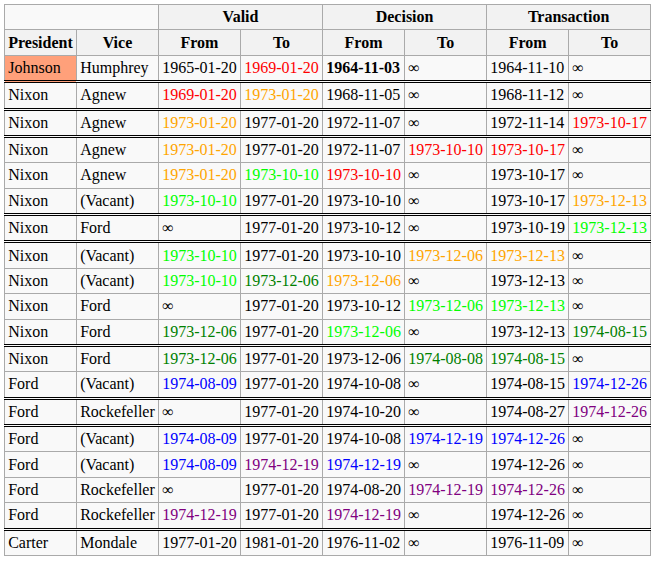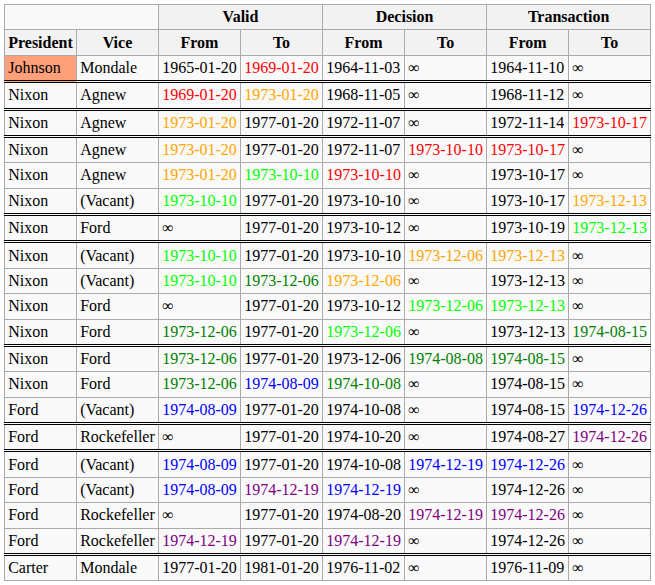(114, 67) Humphrey -> (109, 67) Mondale
(363, 67) bold -> (363, 67) normal
+ row: (199, 384)
